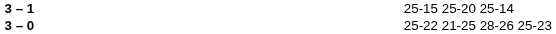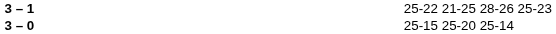(459, 8) 25-15 25-20 25-14 -> (478, 8) 25-22 21-25 28-26 25-23
(478, 26) 25-22 21-25 28-26 25-23 -> (459, 26) 25-15 25-20 25-14
